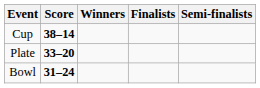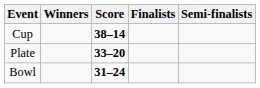columns swapped: (103, 14) <-> (59, 14)
